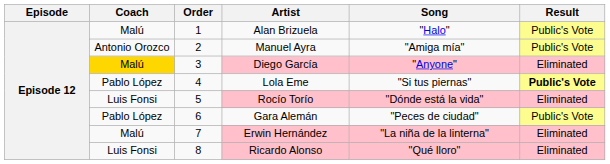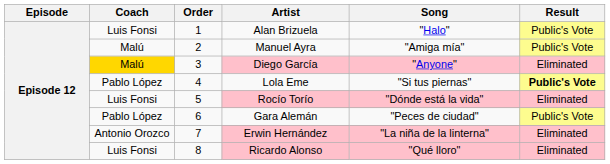(132, 30) Malú -> (132, 30) Luis Fonsi
(132, 47) Antonio Orozco -> (132, 47) Malú
(132, 133) Malú -> (132, 133) Antonio Orozco
